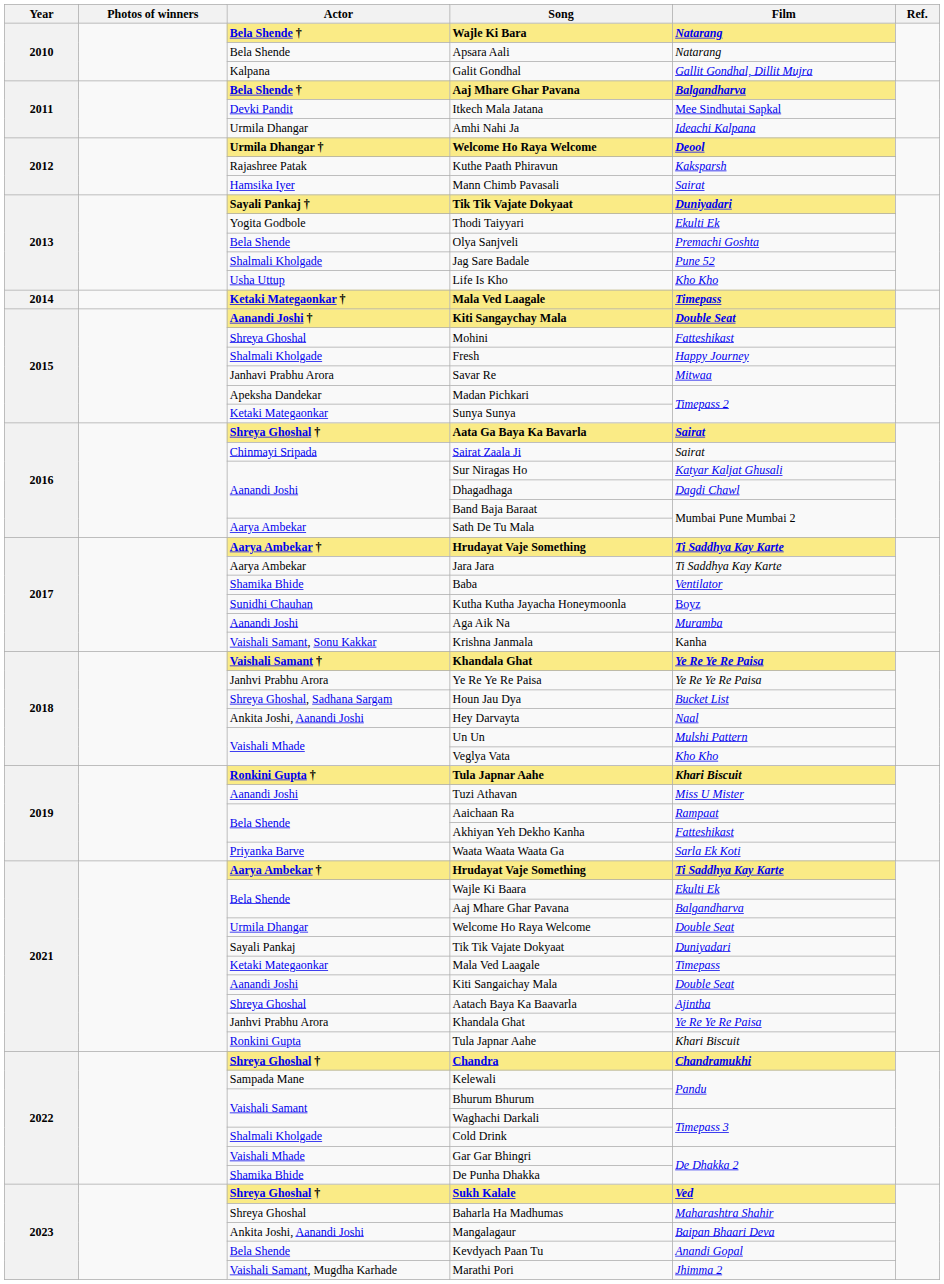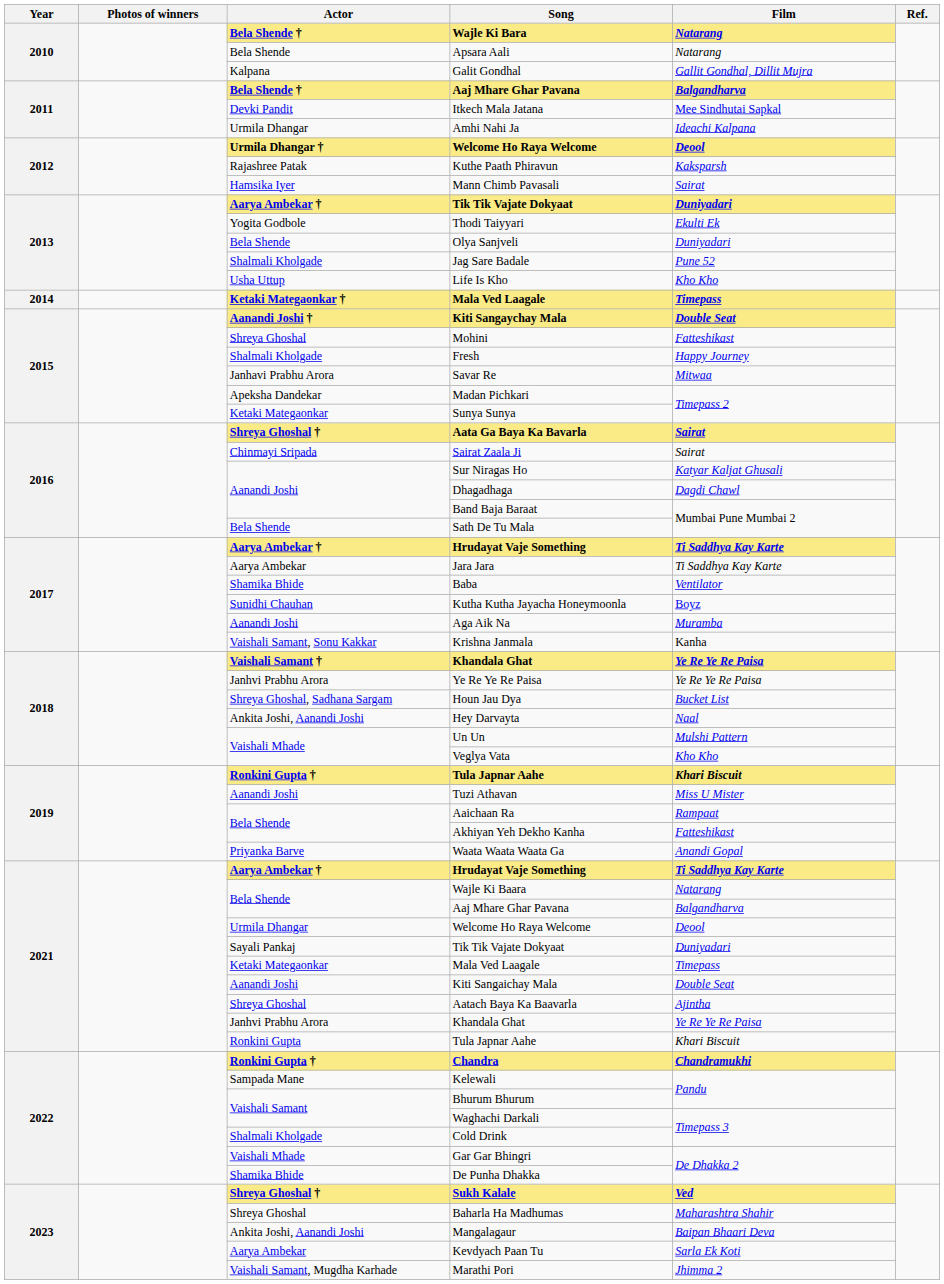(270, 204) Sayali Pankaj † -> (276, 204) Aarya Ambekar †
(717, 242) Premachi Goshta -> (703, 242) Duniyadari
(268, 527) Aarya Ambekar -> (260, 527) Bela Shende
(708, 851) Sarla Ek Koti -> (709, 851) Anandi Gopal
(697, 889) Ekulti Ek -> (698, 889) Natarang
(705, 927) Double Seat -> (690, 927) Deool
(275, 1060) Shreya Ghoshal † -> (273, 1060) Ronkini Gupta †
(260, 1251) Bela Shende -> (268, 1251) Aarya Ambekar
(709, 1251) Anandi Gopal -> (708, 1251) Sarla Ek Koti
